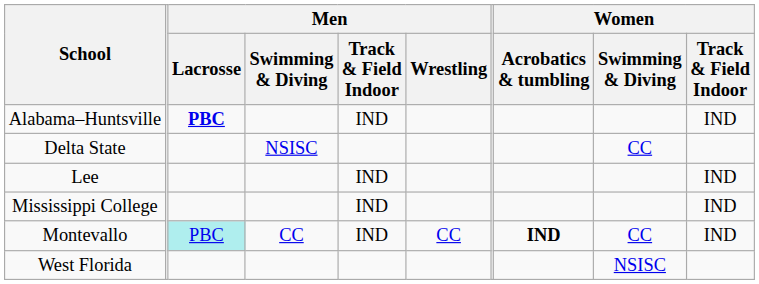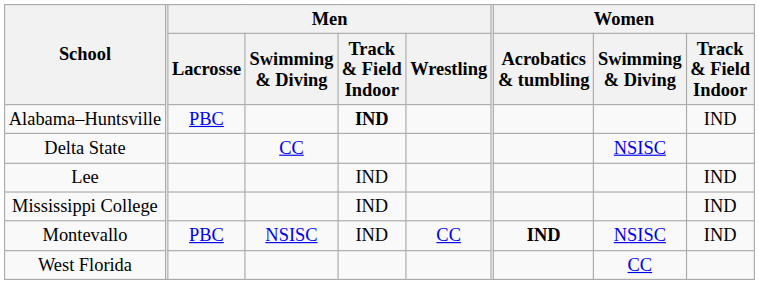(206, 118) bold -> (206, 118) normal
(372, 118) normal -> (372, 118) bold
(291, 148) NSISC -> (291, 148) CC
(640, 148) CC -> (640, 148) NSISC
(206, 235) paleturquoise background -> (206, 235) no background
(291, 235) CC -> (291, 235) NSISC
(640, 235) CC -> (640, 235) NSISC
(640, 264) NSISC -> (640, 264) CC
